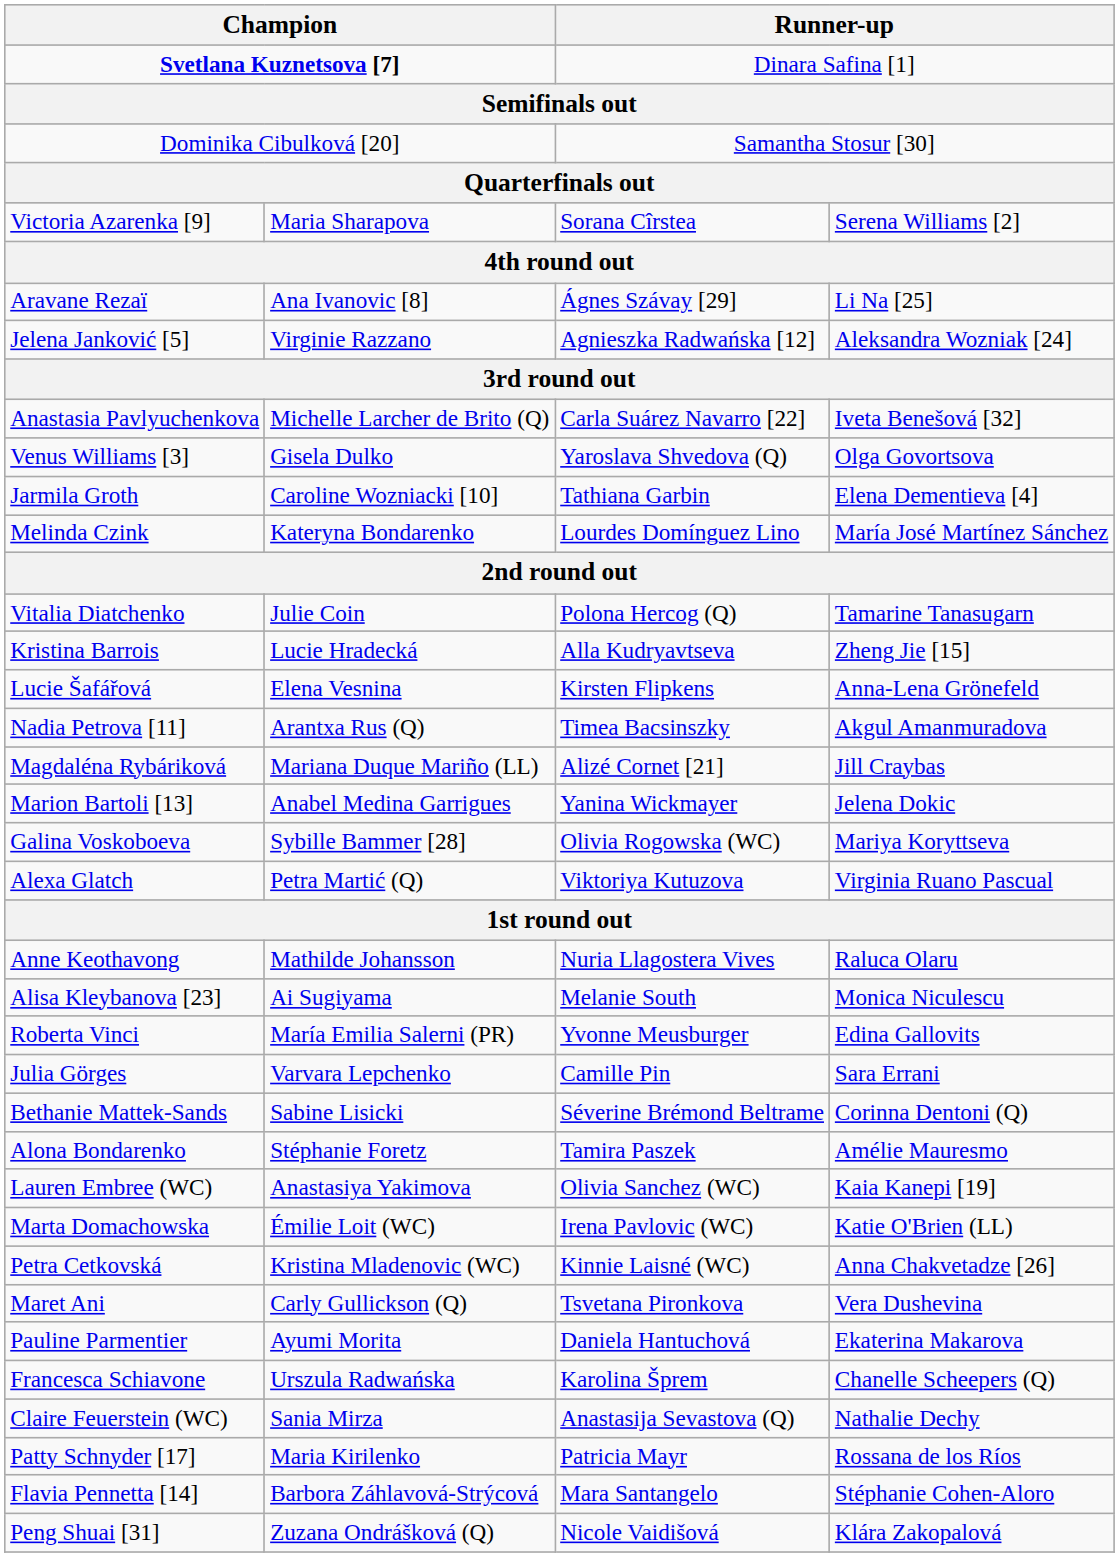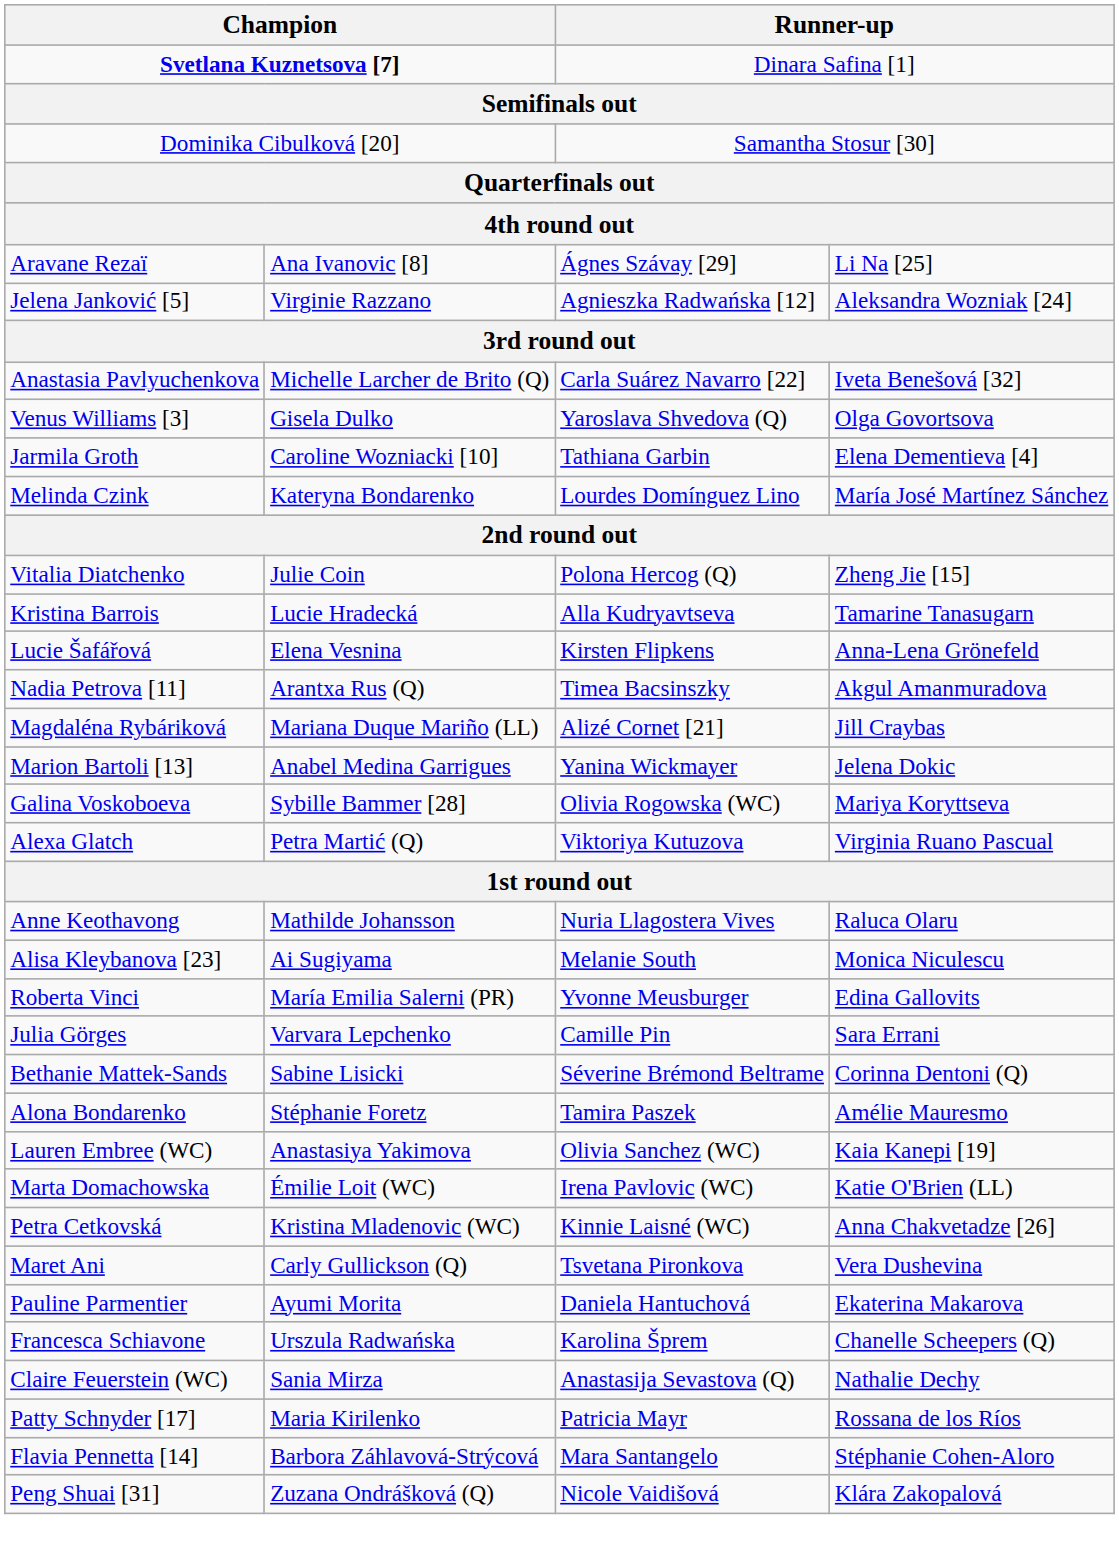- row: (111, 222)
(934, 612) Tamarine Tanasugarn -> (902, 574) Zheng Jie [15]
(902, 650) Zheng Jie [15] -> (934, 612) Tamarine Tanasugarn
